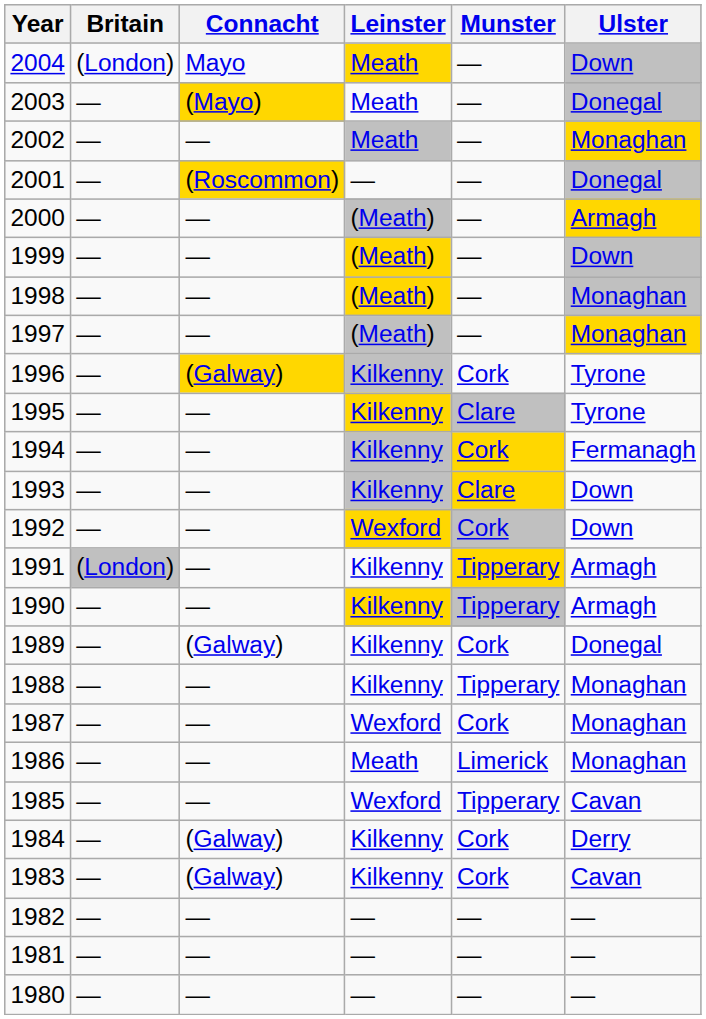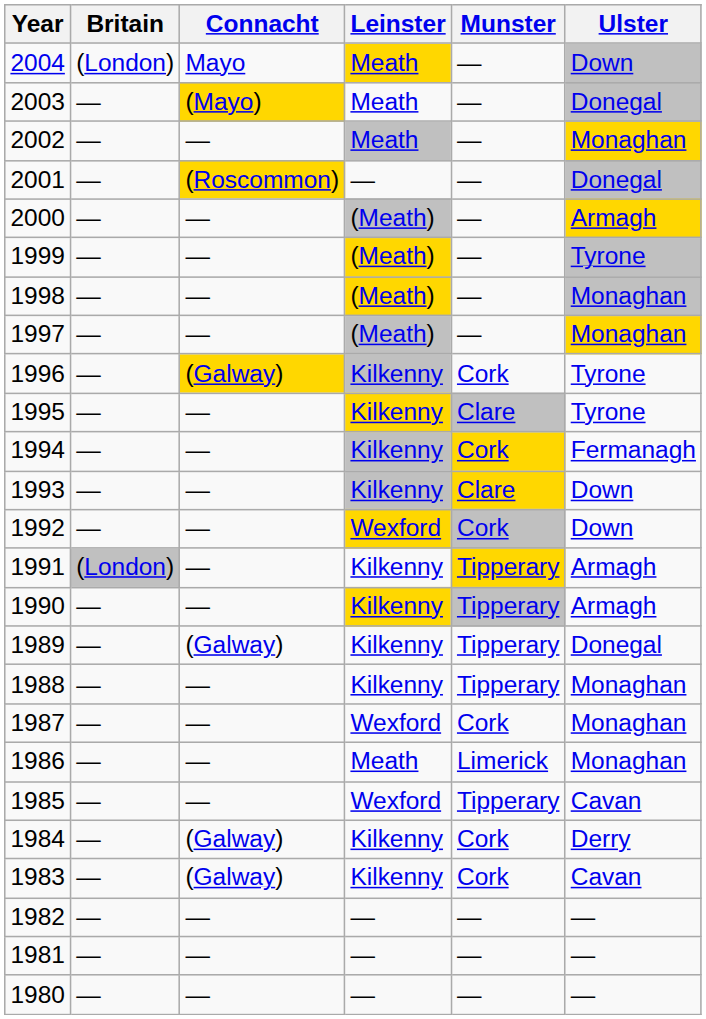(602, 256) Down -> (608, 256) Tyrone
(483, 645) Cork -> (508, 645) Tipperary
